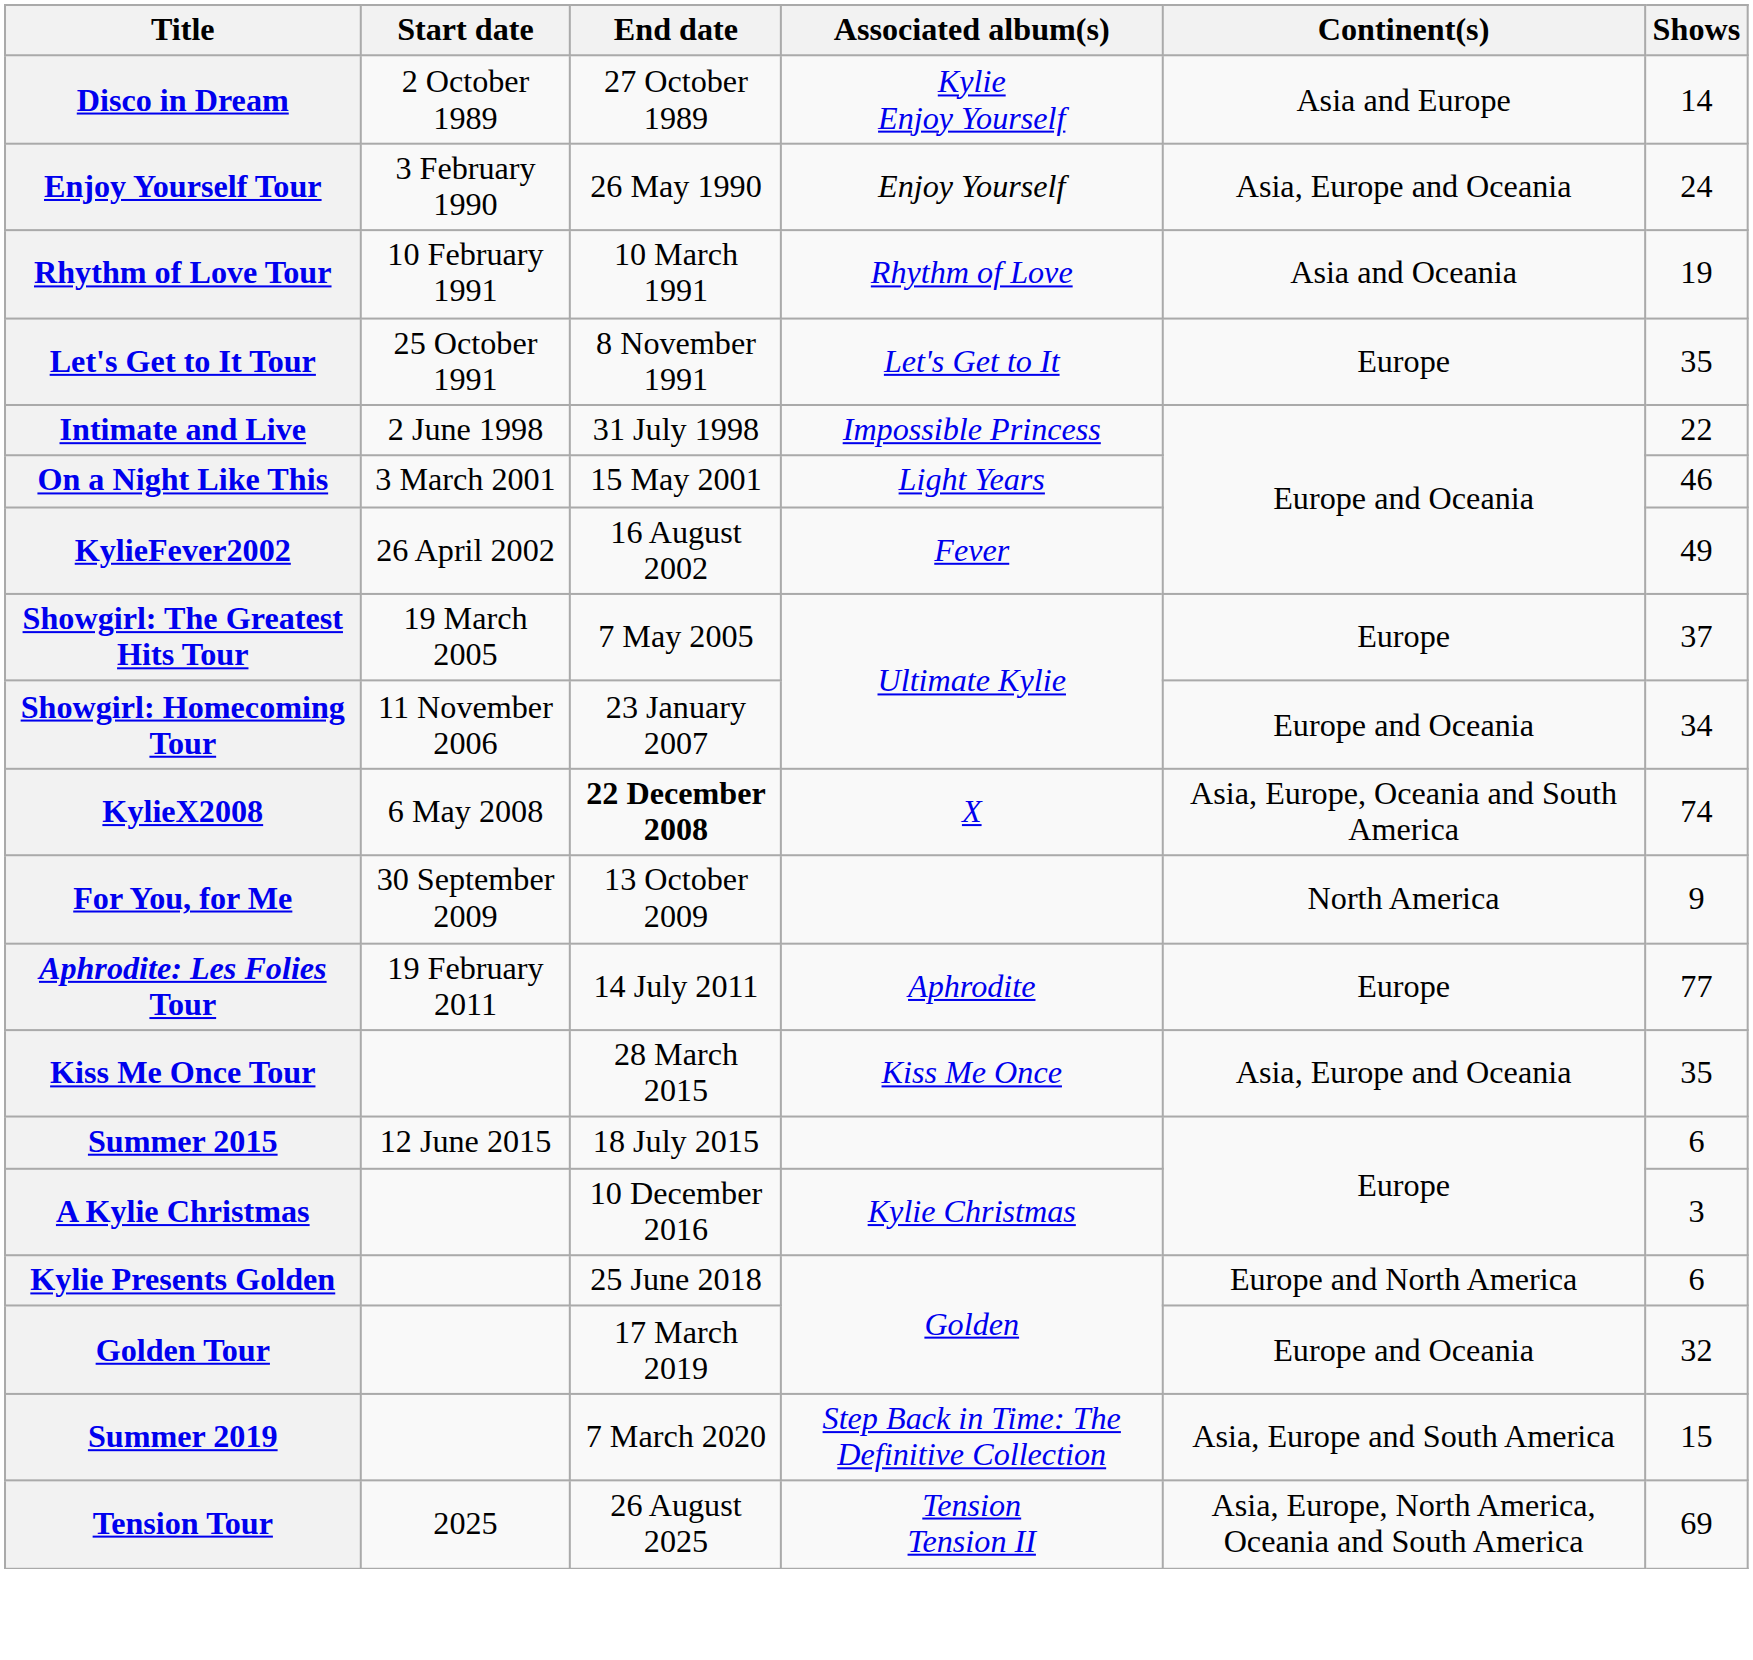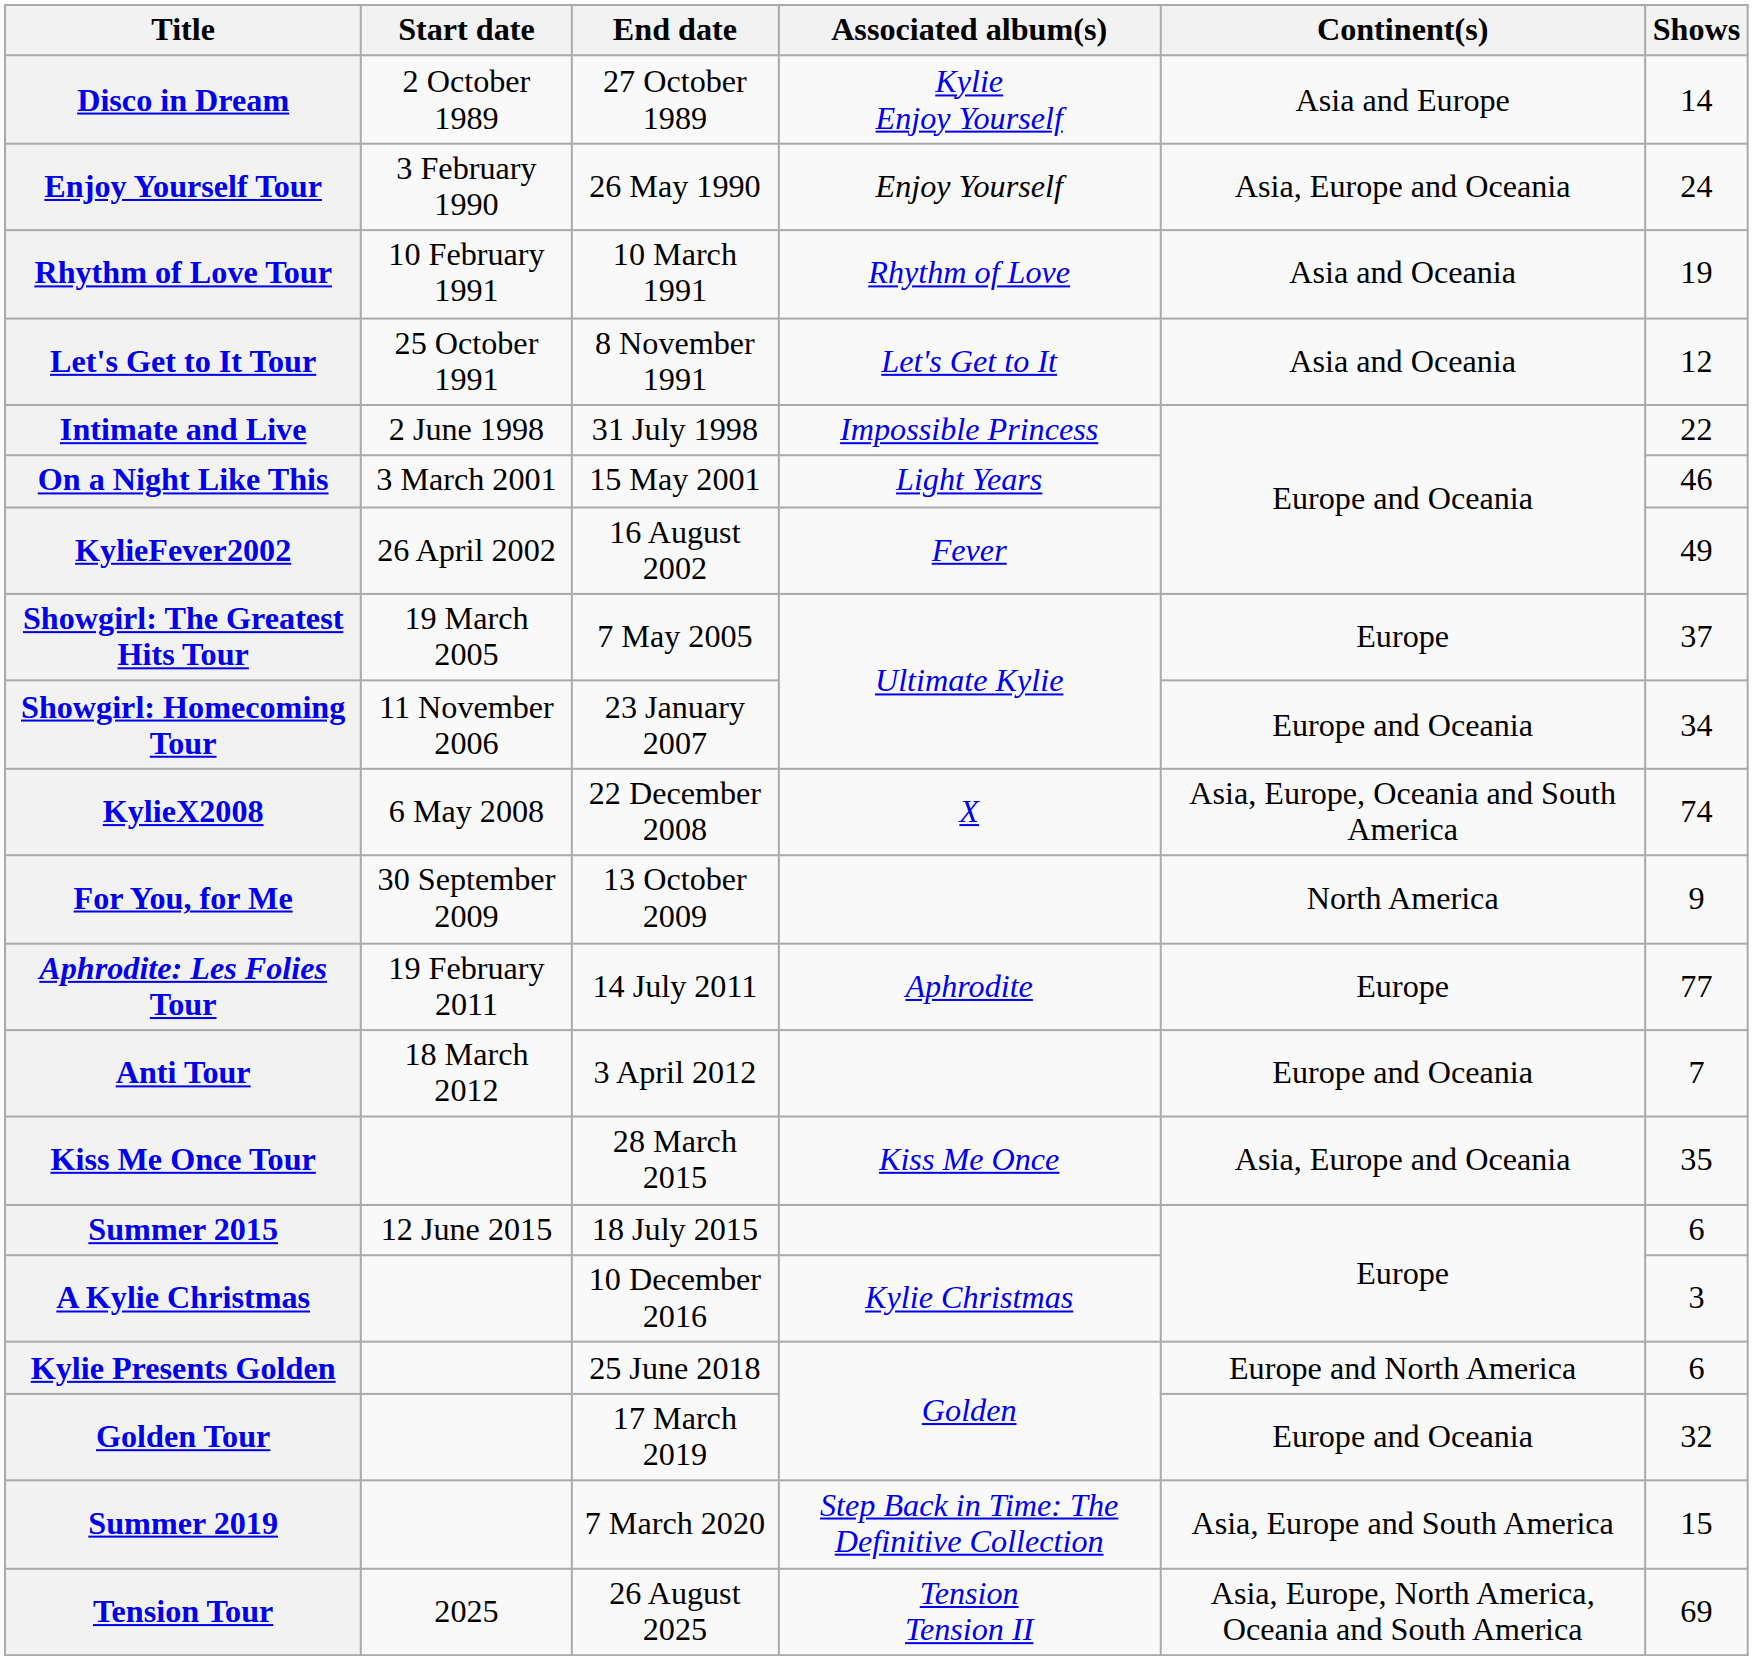(1404, 360) Europe -> (1403, 360) Asia and Oceania
(1696, 360) 35 -> (1696, 360) 12
(676, 811) bold -> (675, 811) normal
+ row: (183, 1072)
